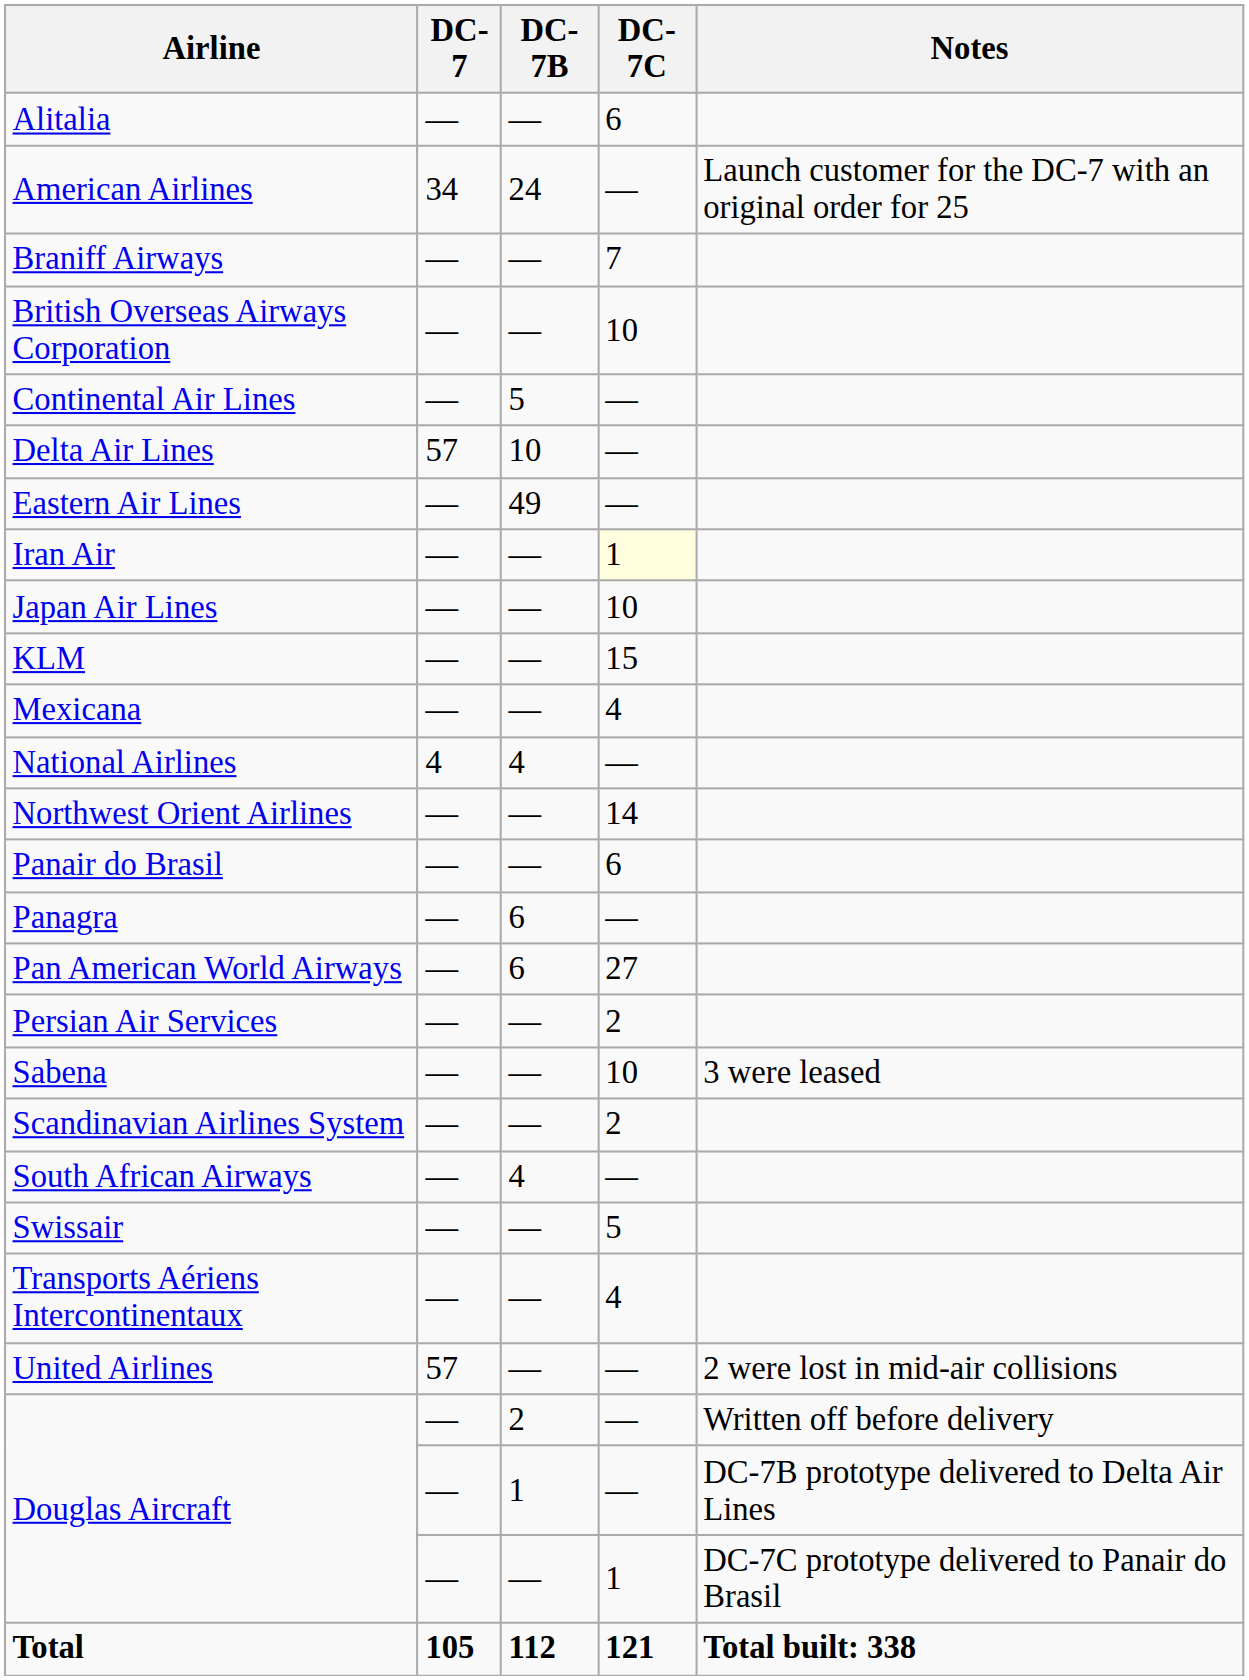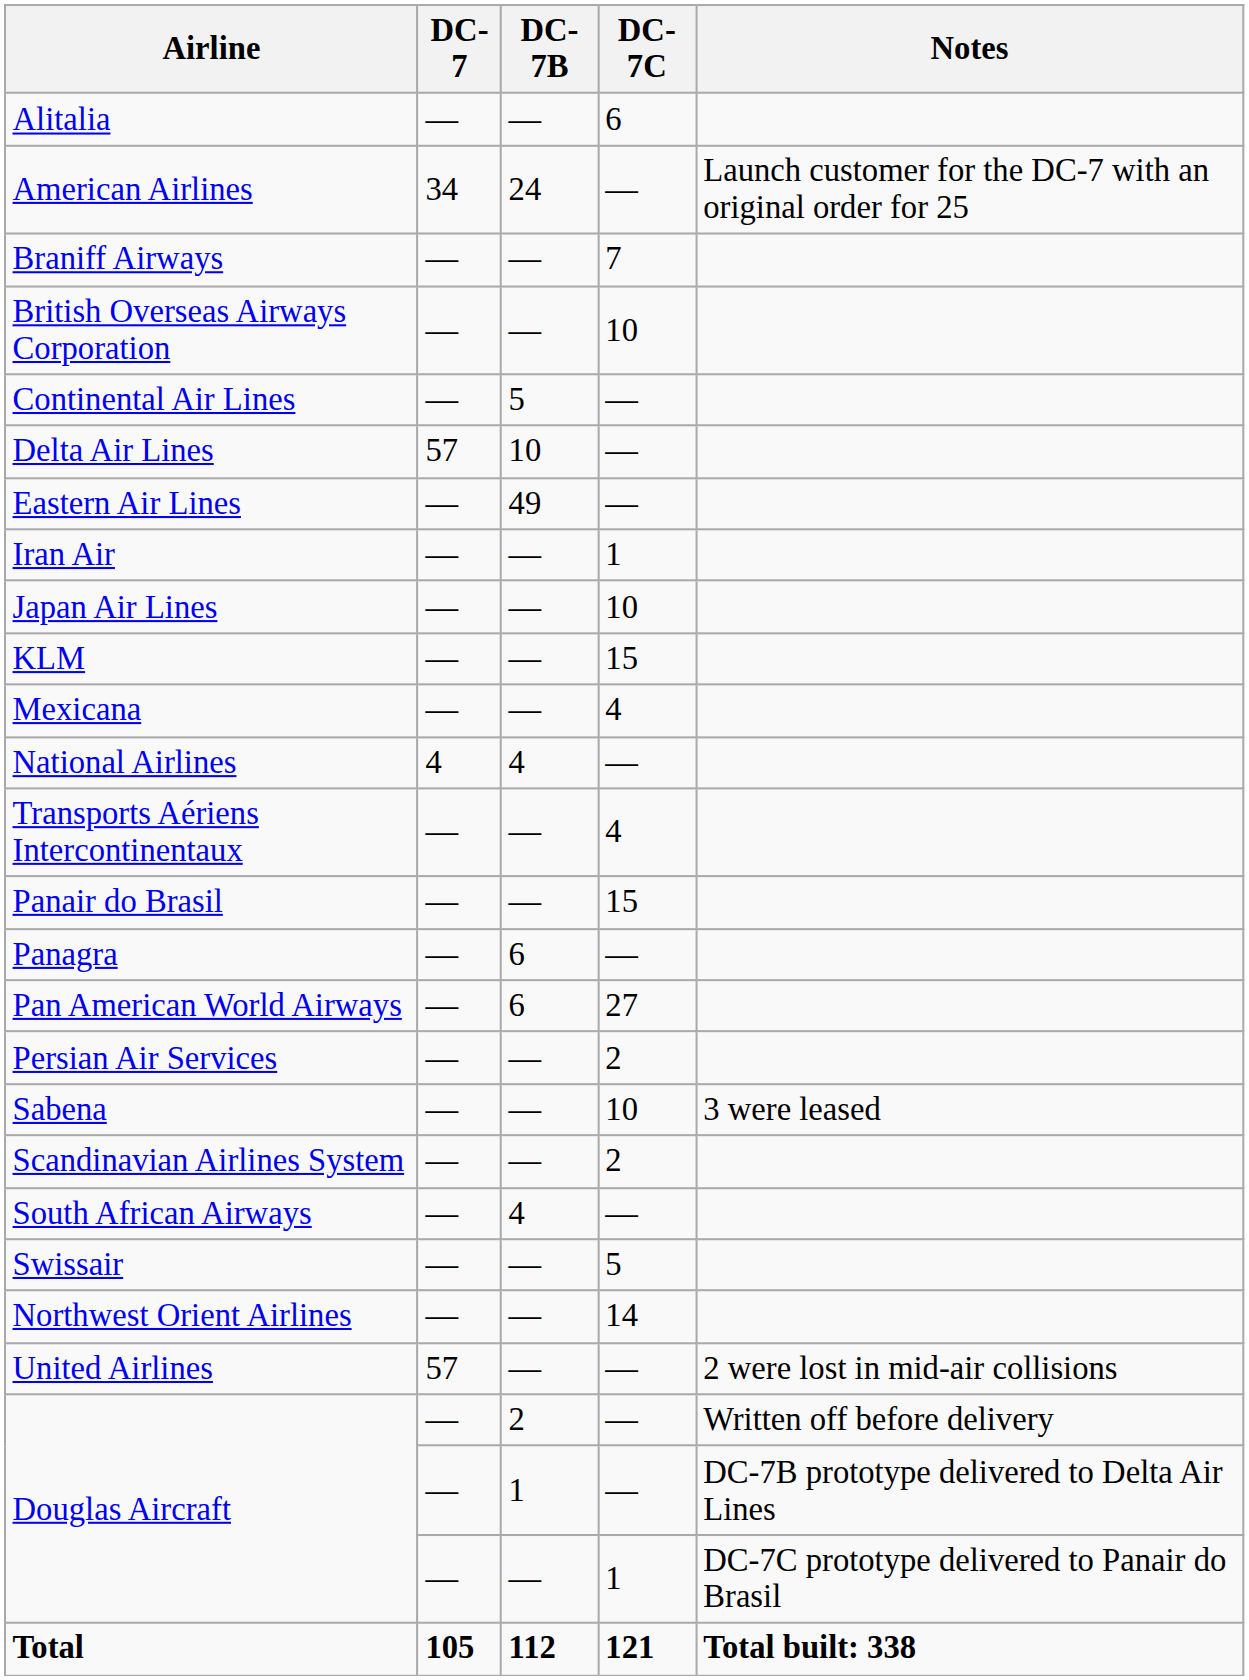(614, 554) lightyellow background -> (614, 554) no background
rows swapped: (182, 813) <-> (136, 1297)
(614, 865) 6 -> (622, 901) 15
